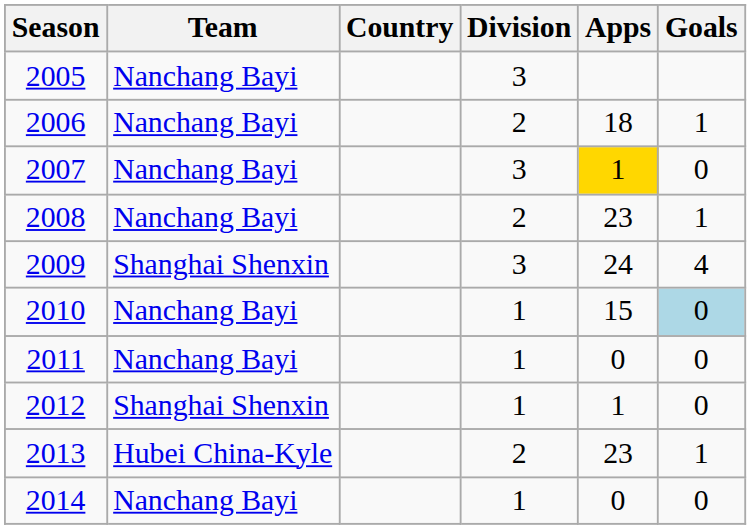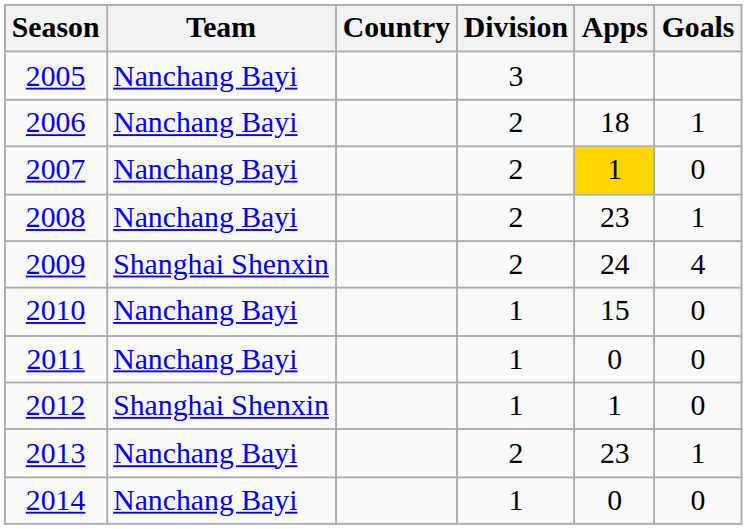(519, 169) 3 -> (516, 169) 2
(519, 264) 3 -> (516, 264) 2
(701, 311) lightblue background -> (698, 311) no background
(223, 452) Hubei China-Kyle -> (205, 452) Nanchang Bayi
